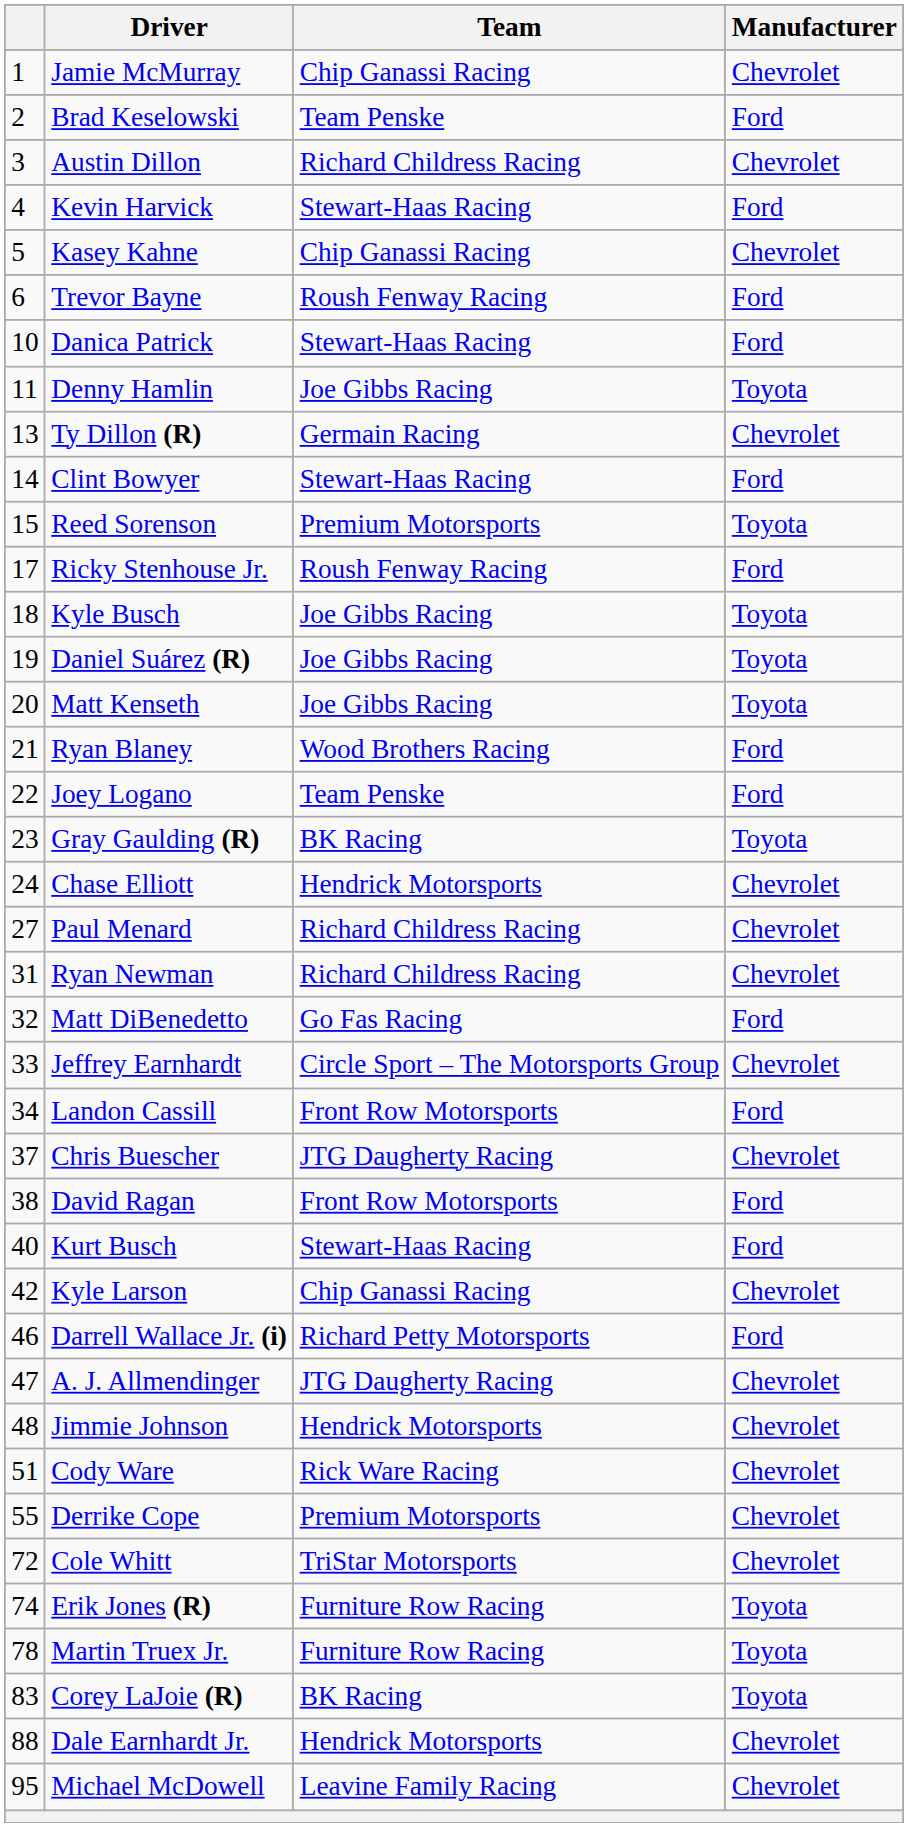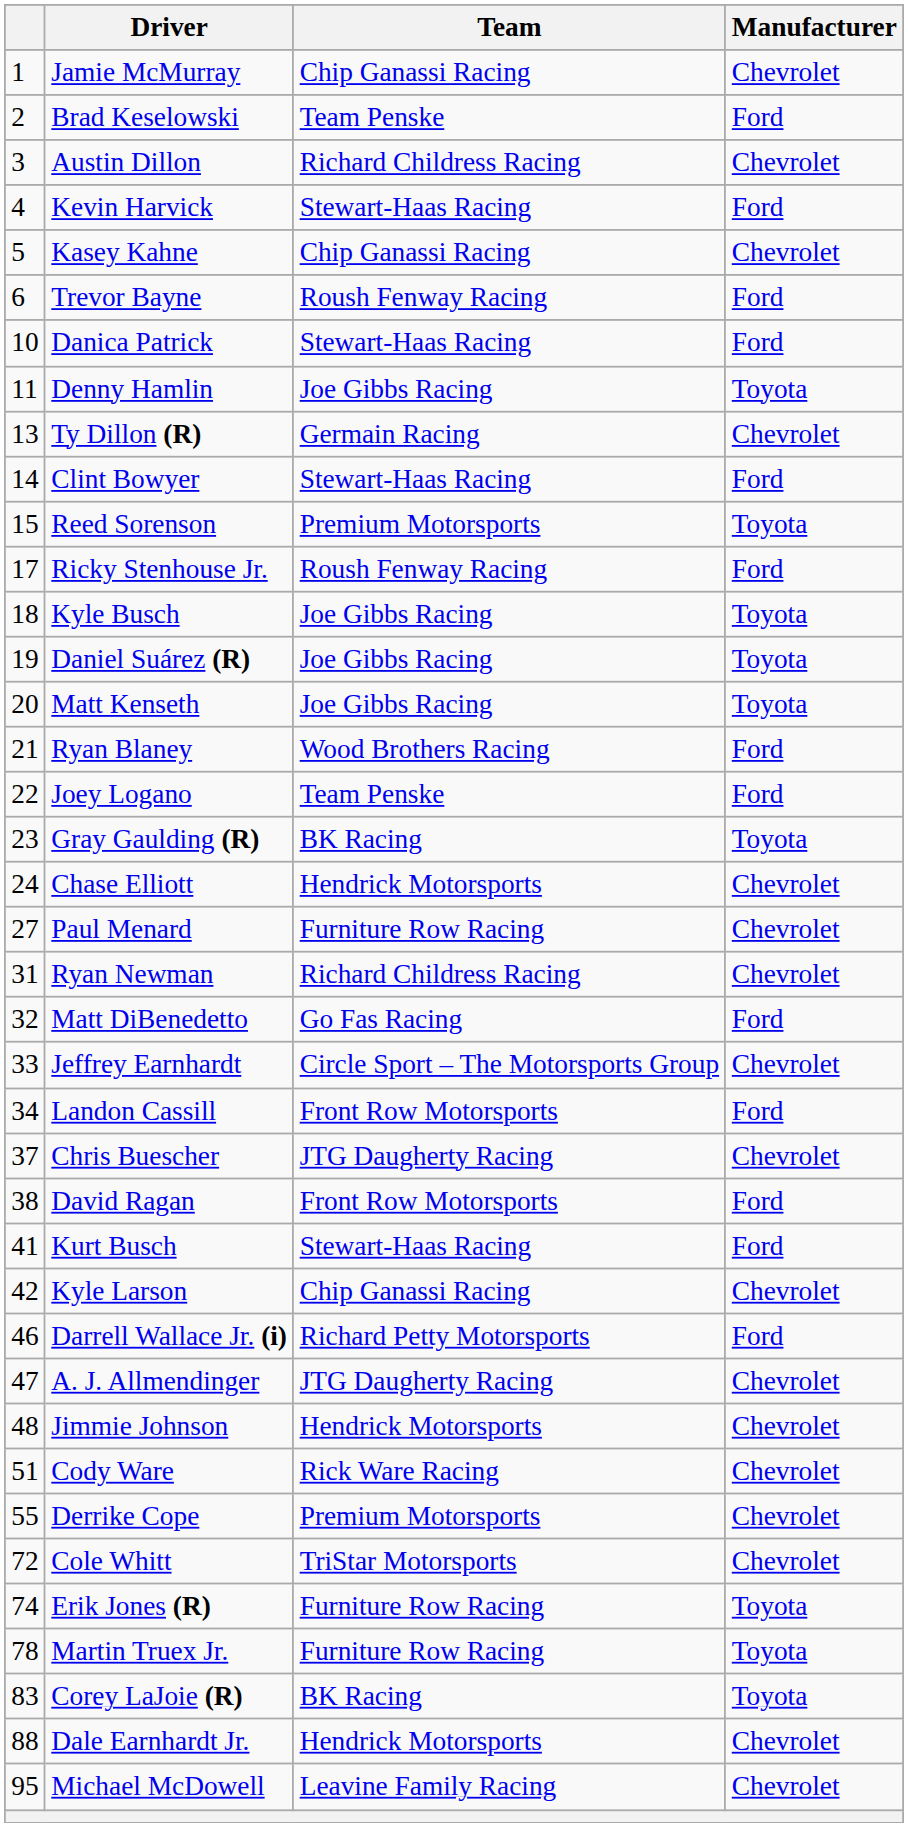(440, 929) Richard Childress Racing -> (422, 929) Furniture Row Racing
(25, 1245) 40 -> (25, 1245) 41
